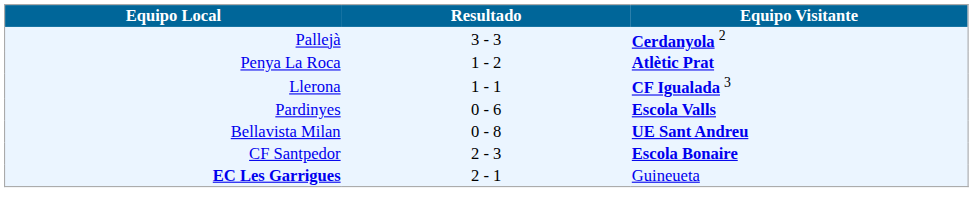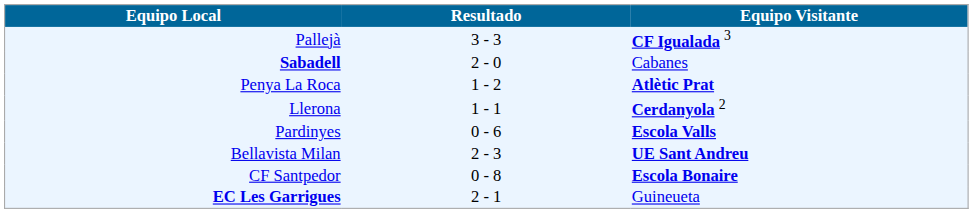(679, 39) Cerdanyola 2 -> (681, 39) CF Igualada 3
+ row: (310, 62)
(681, 86) CF Igualada 3 -> (679, 108) Cerdanyola 2
(486, 131) 0 - 8 -> (486, 153) 2 - 3
(486, 153) 2 - 3 -> (486, 175) 0 - 8
